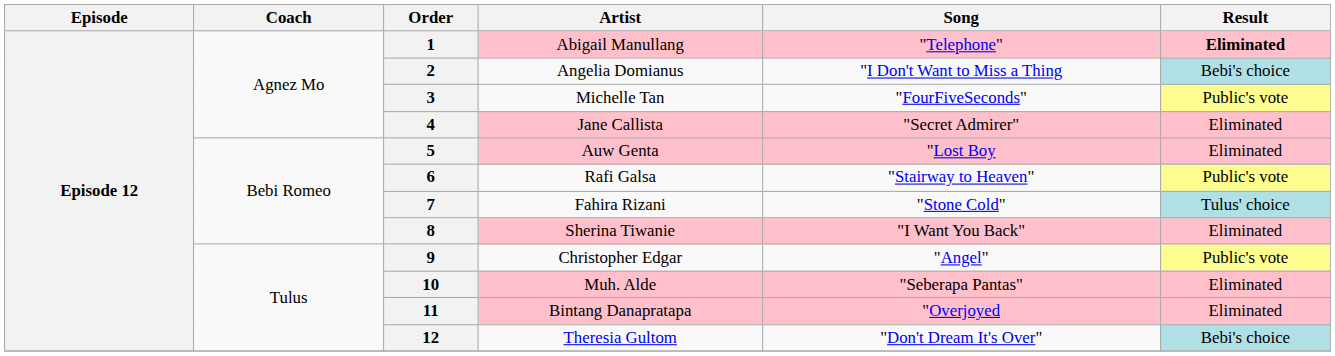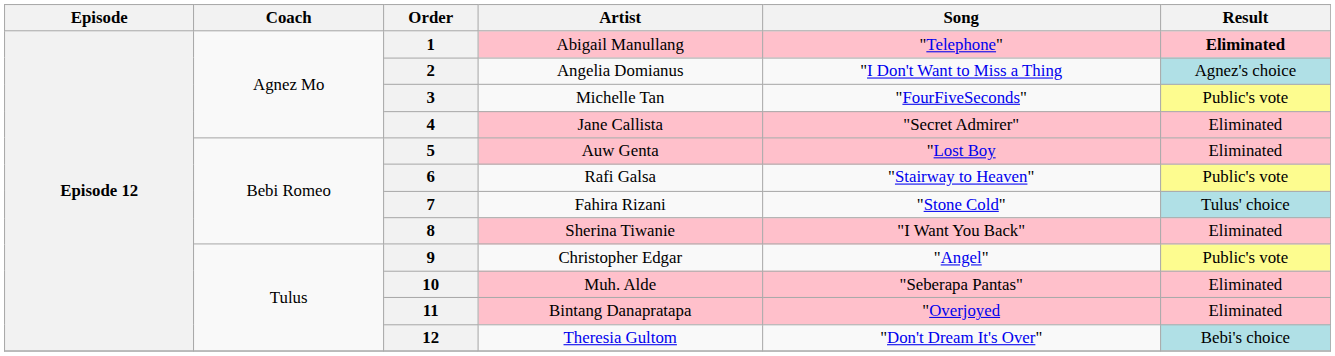(1245, 71) Bebi's choice -> (1245, 71) Agnez's choice
